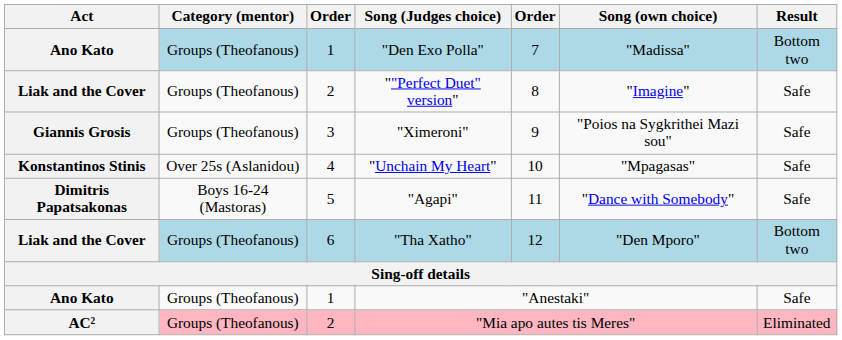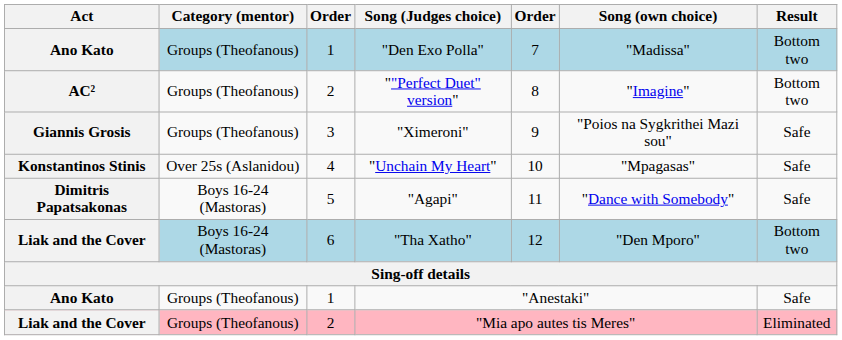(82, 91) Liak and the Cover -> (82, 91) AC²
(797, 91) Safe -> (797, 91) Bottom two
(233, 240) Groups (Theofanous) -> (233, 240) Boys 16-24 (Mastoras)
(82, 322) AC² -> (82, 322) Liak and the Cover
